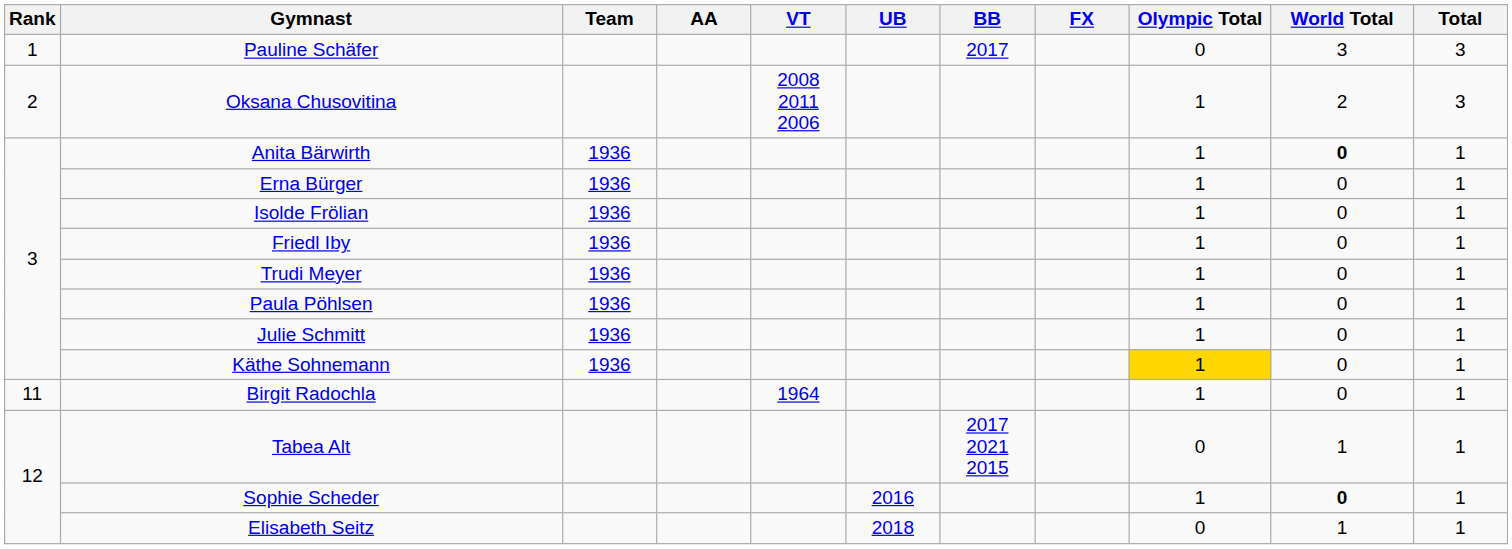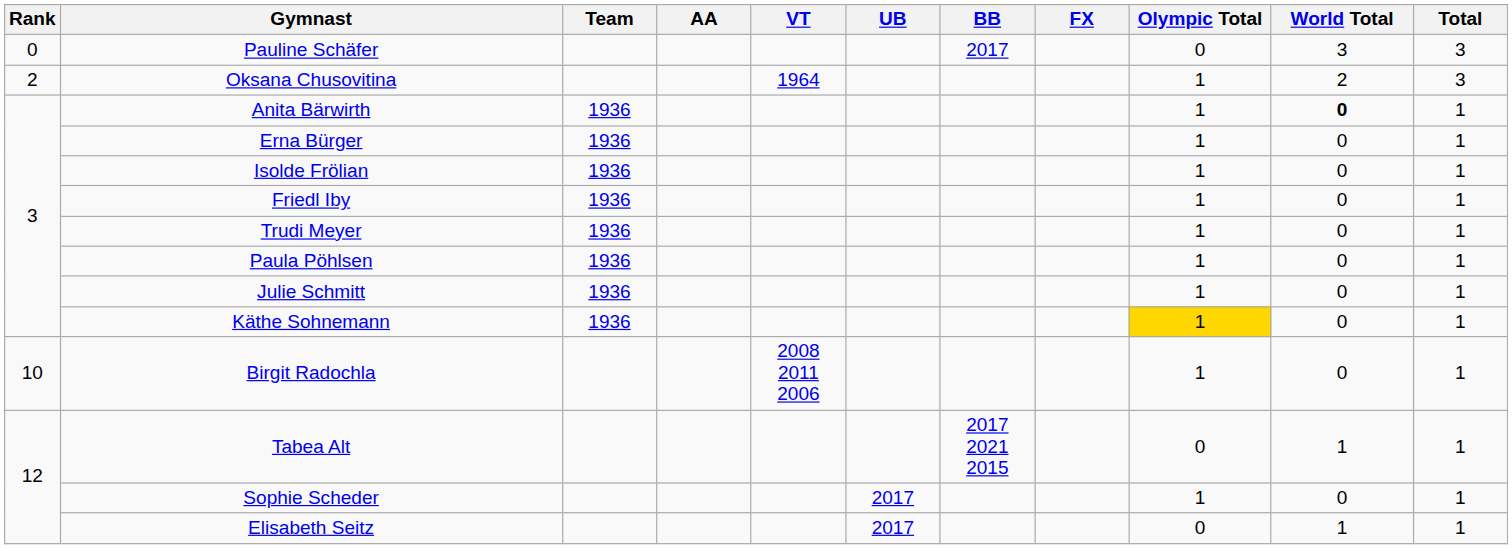(32, 49) 1 -> (32, 49) 0
(798, 101) 2008 2011 2006 -> (798, 79) 1964
(32, 394) 11 -> (32, 373) 10
(798, 394) 1964 -> (798, 373) 2008 2011 2006
(893, 497) 2016 -> (893, 497) 2017
(1342, 497) bold -> (1342, 497) normal
(893, 528) 2018 -> (893, 528) 2017
